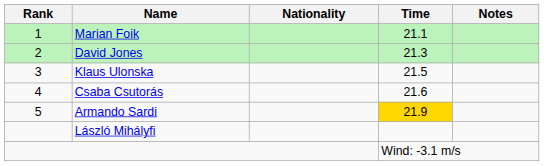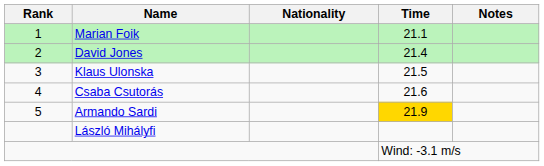(415, 53) 21.3 -> (415, 53) 21.4
